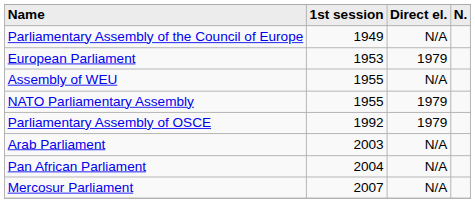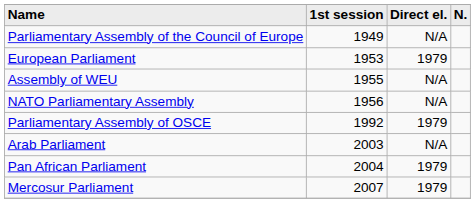(369, 101) 1955 -> (369, 101) 1956
(432, 101) 1979 -> (436, 101) N/A
(436, 166) N/A -> (432, 166) 1979
(436, 187) N/A -> (432, 187) 1979
